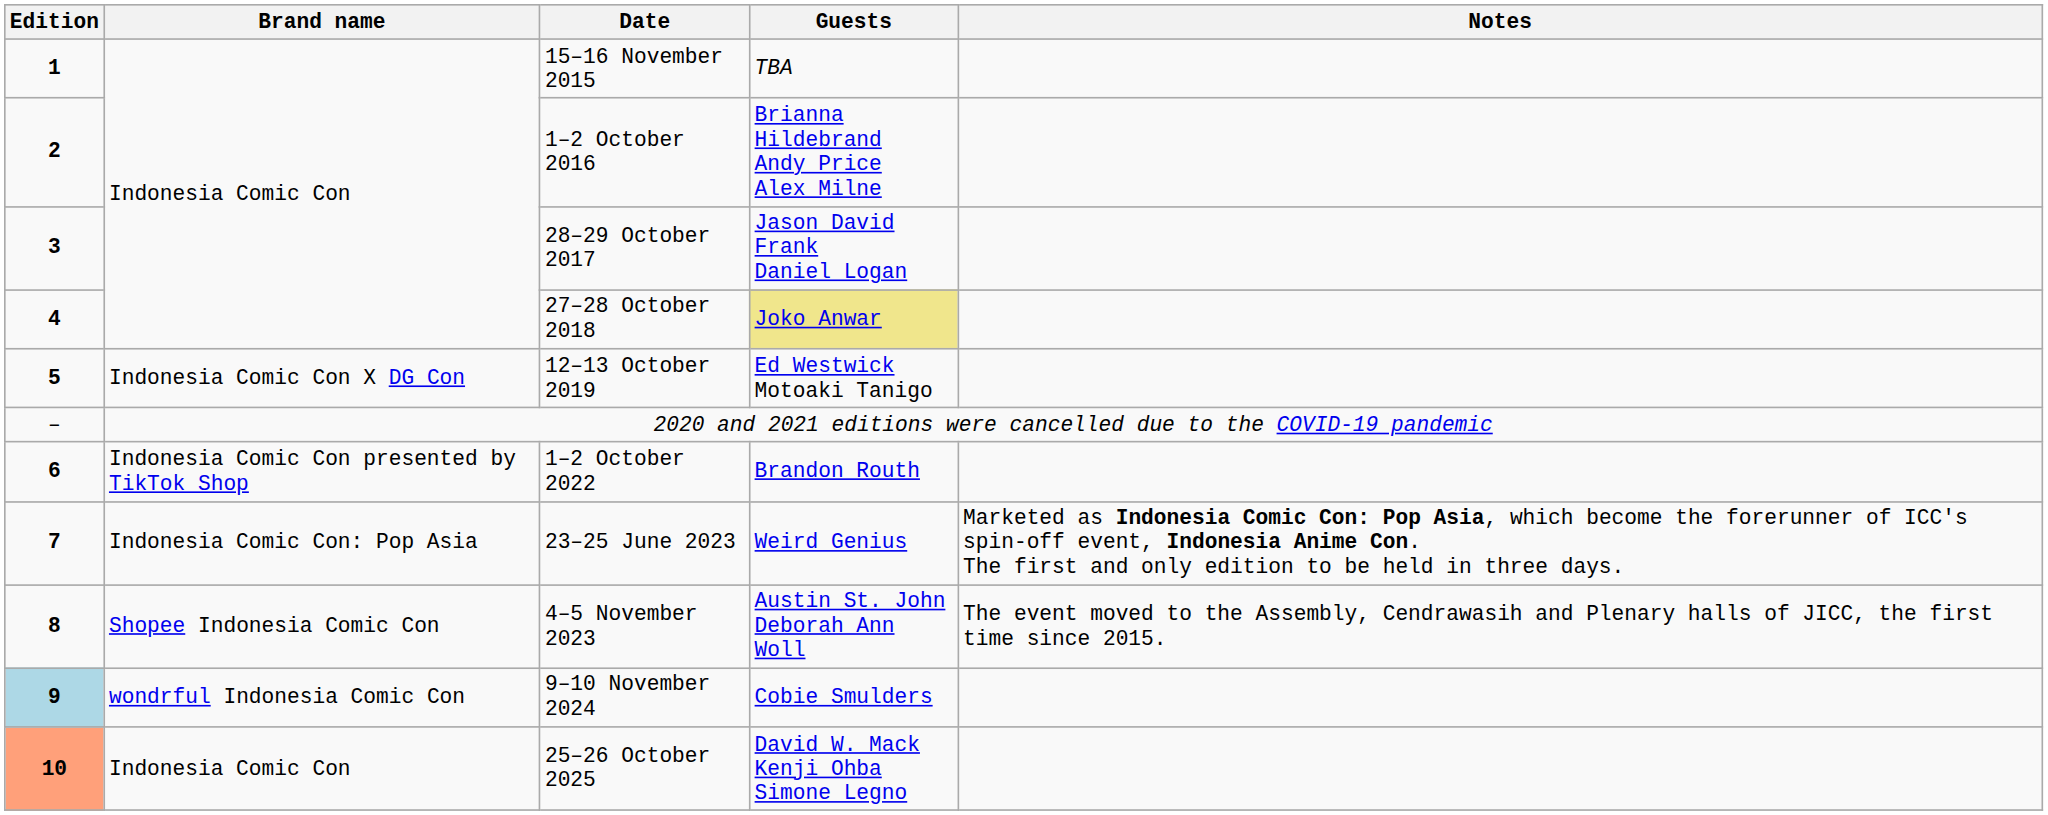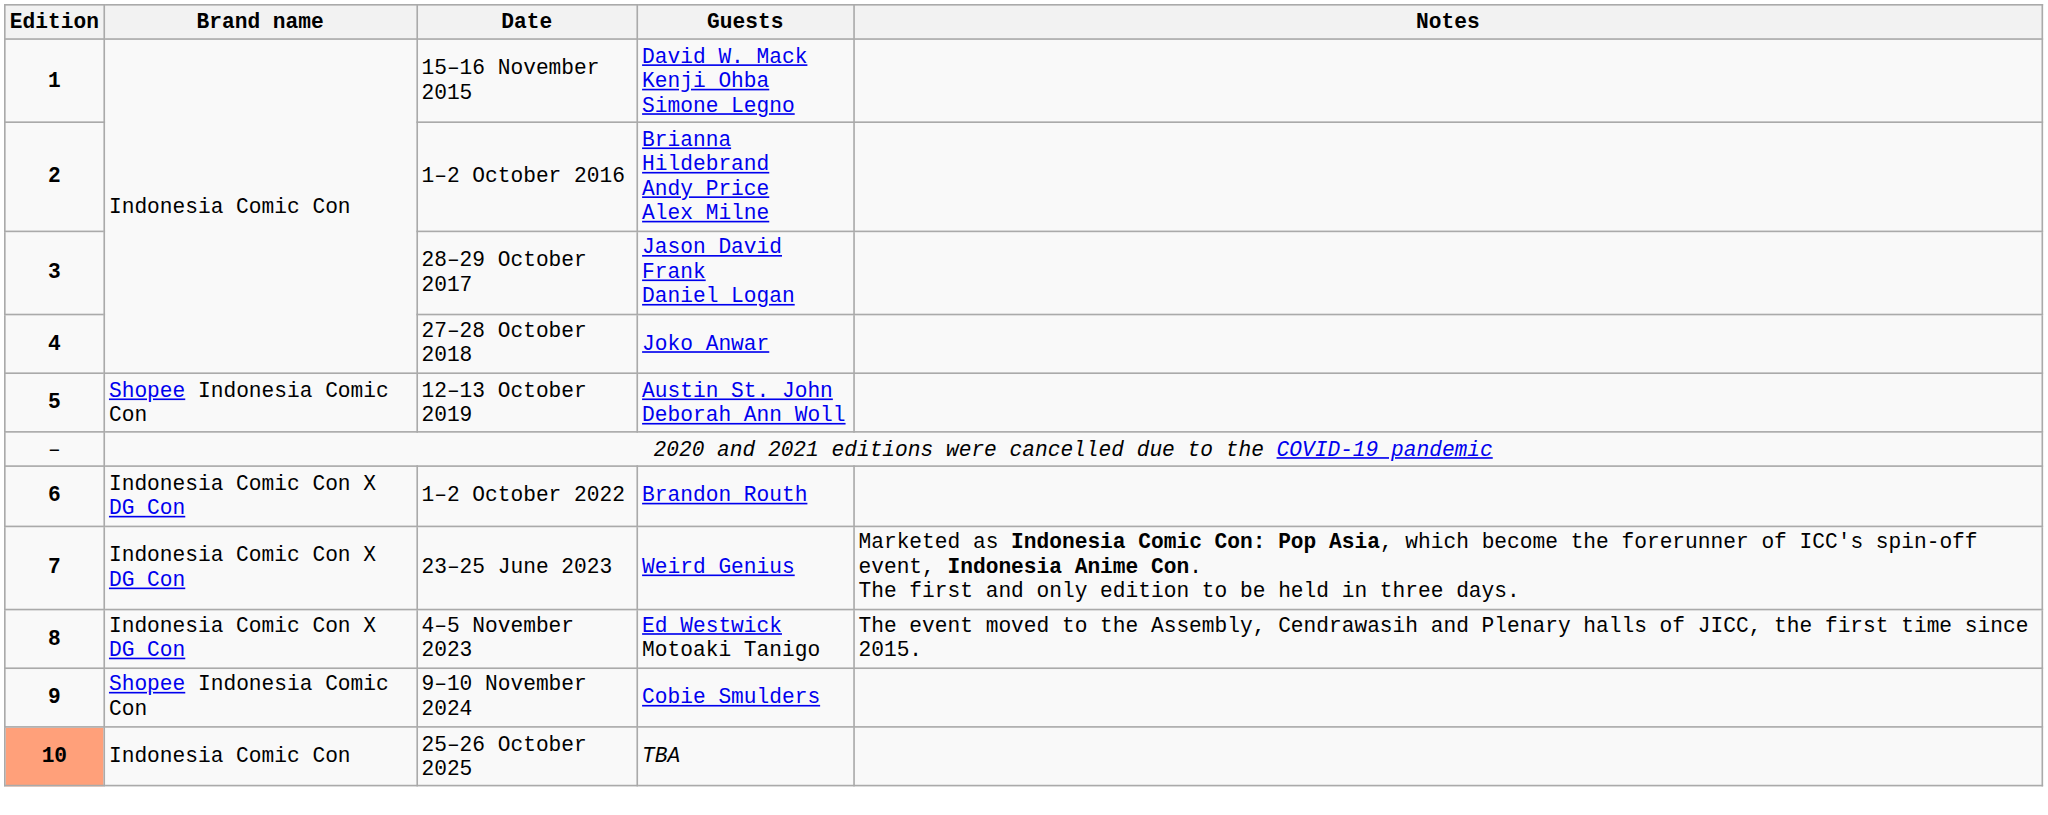(774, 69) TBA -> (725, 81) David W. Mack Kenji Ohba Simone Legno
(818, 319) khaki background -> (706, 344) no background
(287, 378) Indonesia Comic Con X DG Con -> (249, 403) Shopee Indonesia Comic Con
(844, 378) Ed Westwick Motoaki Tanigo -> (744, 403) Austin St. John Deborah Ann Woll
(312, 472) Indonesia Comic Con presented by TikTok Shop -> (242, 496) Indonesia Comic Con X DG Con
(293, 543) Indonesia Comic Con: Pop Asia -> (242, 567) Indonesia Comic Con X DG Con
(274, 626) Shopee Indonesia Comic Con -> (242, 639) Indonesia Comic Con X DG Con
(850, 626) Austin St. John Deborah Ann Woll -> (731, 639) Ed Westwick Motoaki Tanigo
(54, 698) lightblue background -> (54, 698) no background
(287, 698) wondrful Indonesia Comic Con -> (249, 698) Shopee Indonesia Comic Con
(837, 769) David W. Mack Kenji Ohba Simone Legno -> (661, 756) TBA
